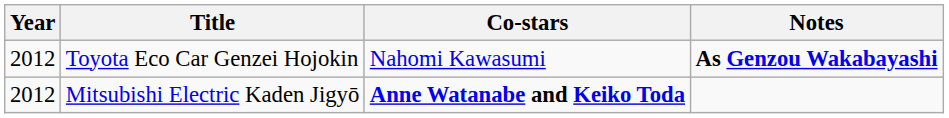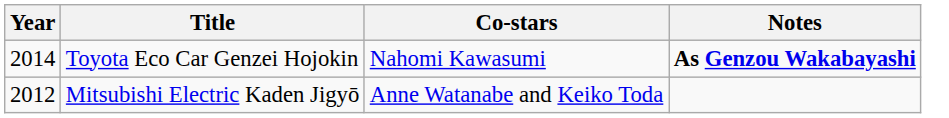(33, 58) 2012 -> (33, 58) 2014
(527, 94) bold -> (517, 94) normal
